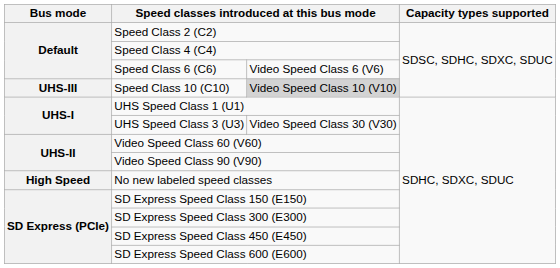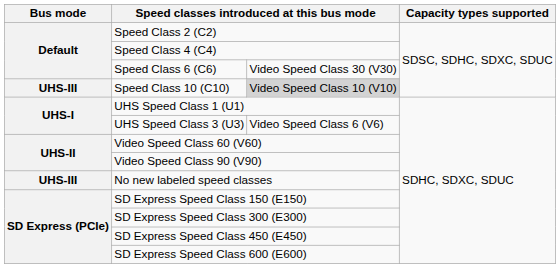(317, 69) Video Speed Class 6 (V6) -> (323, 69) Video Speed Class 30 (V30)
(323, 124) Video Speed Class 30 (V30) -> (317, 124) Video Speed Class 6 (V6)
(58, 180) High Speed -> (58, 180) UHS-III
